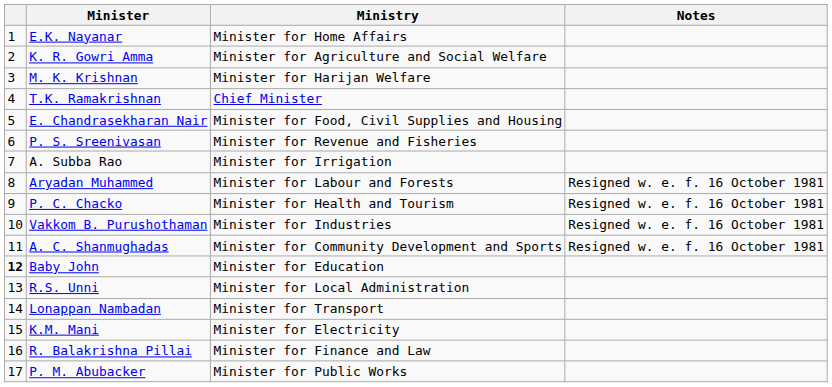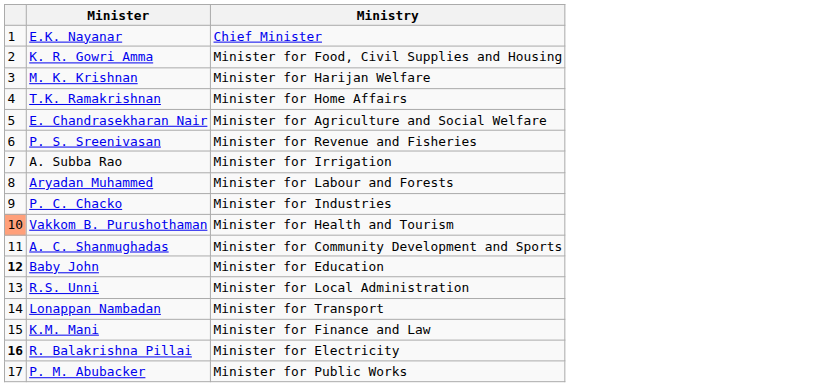- column: (696, 15)
(310, 36) Minister for Home Affairs -> (268, 36) Chief Minister
(380, 57) Minister for Agriculture and Social Welfare -> (388, 57) Minister for Food, Civil Supplies and Housing
(268, 99) Chief Minister -> (310, 99) Minister for Home Affairs
(388, 120) Minister for Food, Civil Supplies and Housing -> (380, 120) Minister for Agriculture and Social Welfare
(334, 204) Minister for Health and Tourism -> (303, 204) Minister for Industries
(15, 225) no background -> (15, 225) lightsalmon background
(303, 225) Minister for Industries -> (334, 225) Minister for Health and Tourism
(307, 330) Minister for Electricity -> (322, 330) Minister for Finance and Law
(15, 351) normal -> (15, 351) bold
(322, 351) Minister for Finance and Law -> (307, 351) Minister for Electricity
